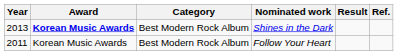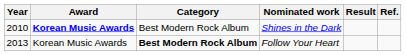(17, 27) 2013 -> (17, 27) 2010
(17, 43) 2011 -> (17, 43) 2013
(194, 43) normal -> (198, 43) bold
